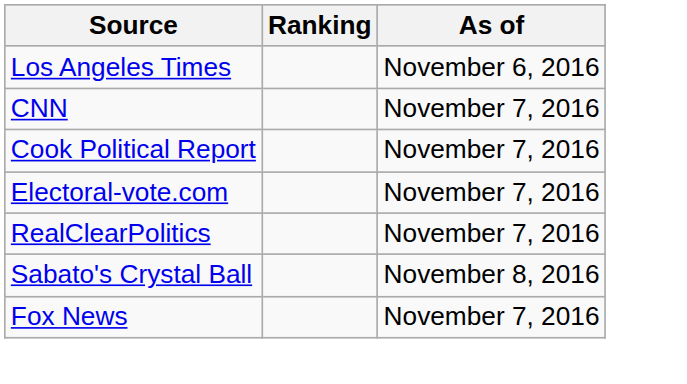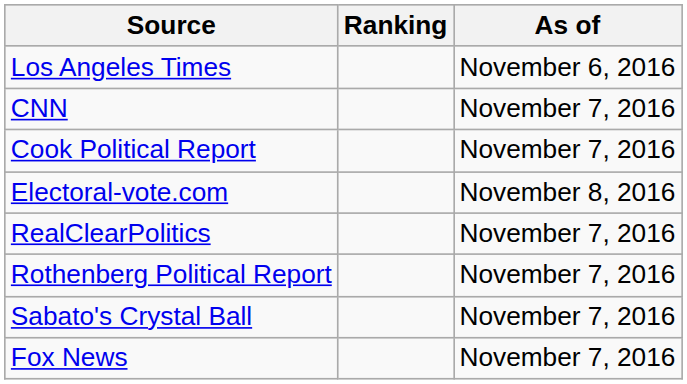(492, 191) November 7, 2016 -> (567, 191) November 8, 2016
+ row: (171, 274)
(492, 274) November 8, 2016 -> (567, 316) November 7, 2016
